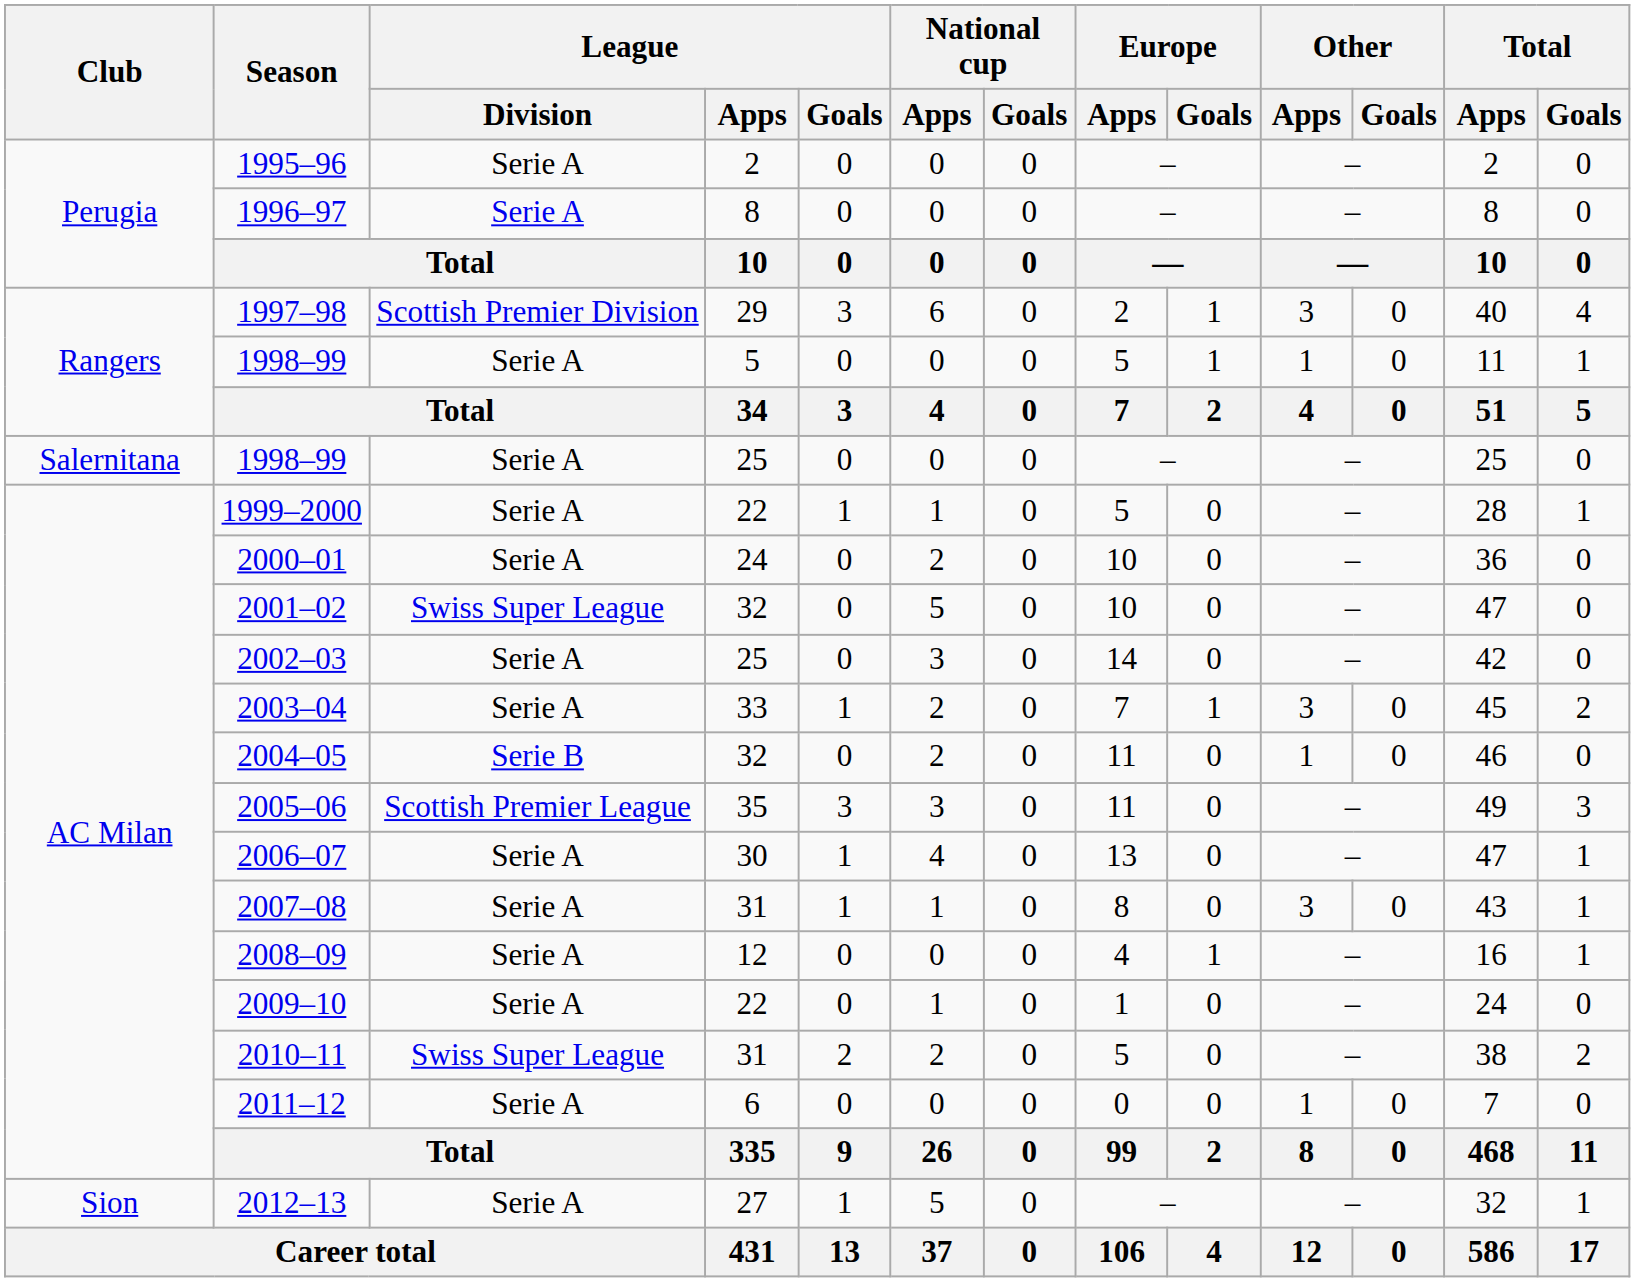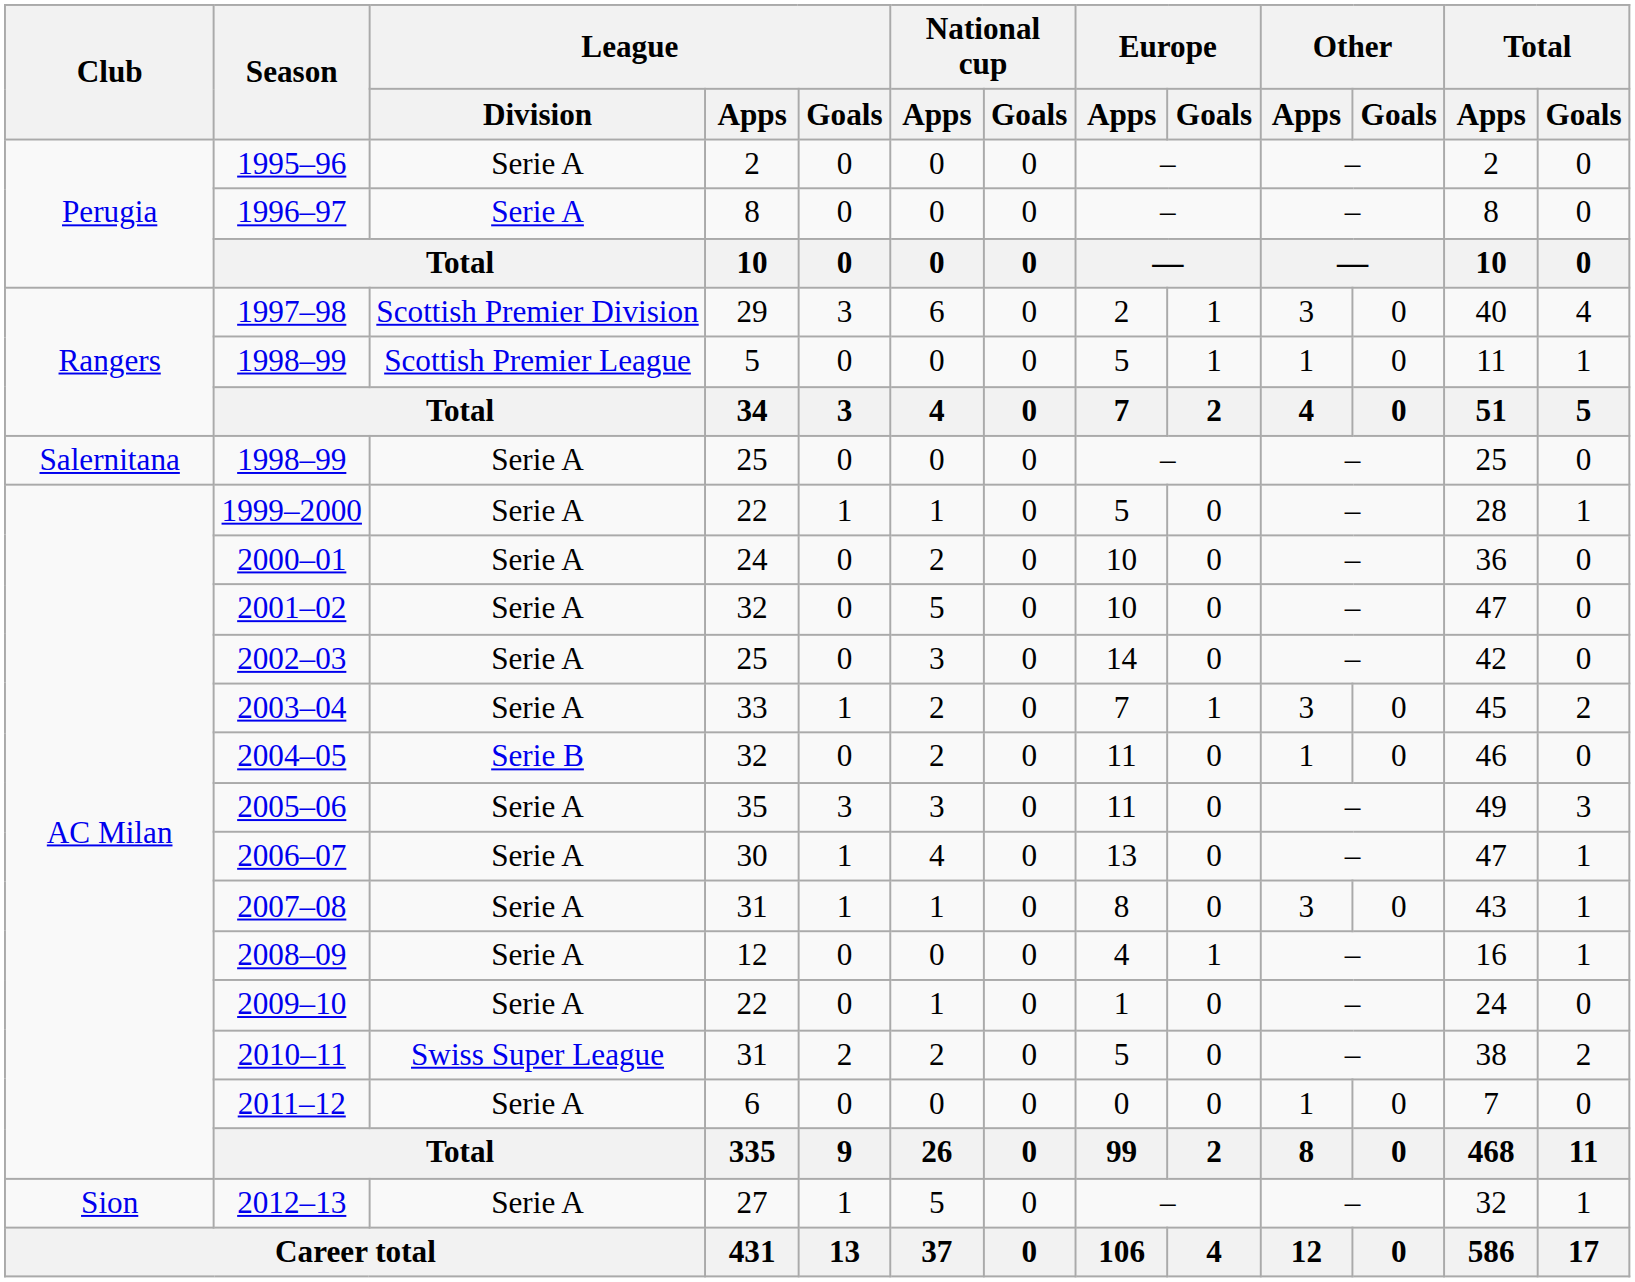(538, 361) Serie A -> (538, 361) Scottish Premier League
(538, 608) Swiss Super League -> (538, 608) Serie A
(538, 806) Scottish Premier League -> (538, 806) Serie A
